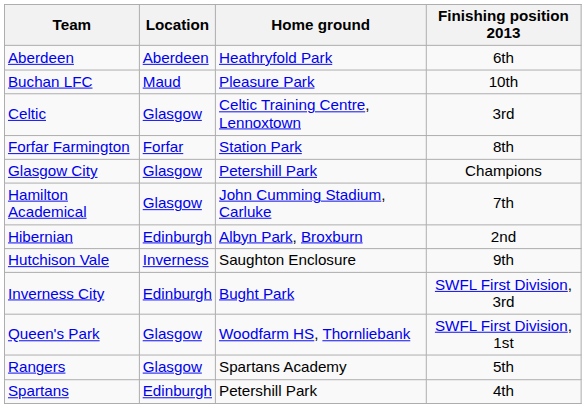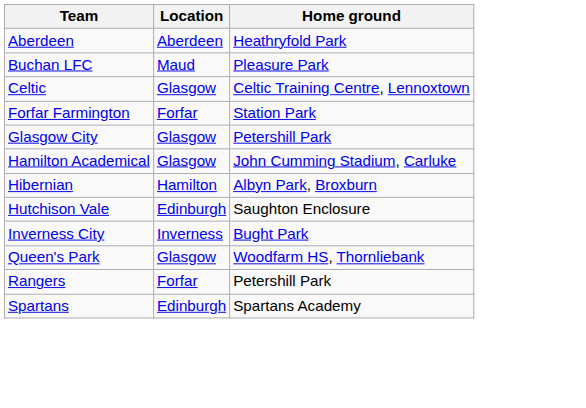- column: (503, 25)
(177, 236) Edinburgh -> (187, 185) Hamilton
(176, 260) Inverness -> (192, 209) Edinburgh
(177, 293) Edinburgh -> (190, 233) Inverness
(172, 367) Glasgow -> (177, 281) Forfar
(283, 367) Spartans Academy -> (282, 281) Petershill Park
(268, 391) Petershill Park -> (297, 305) Spartans Academy
